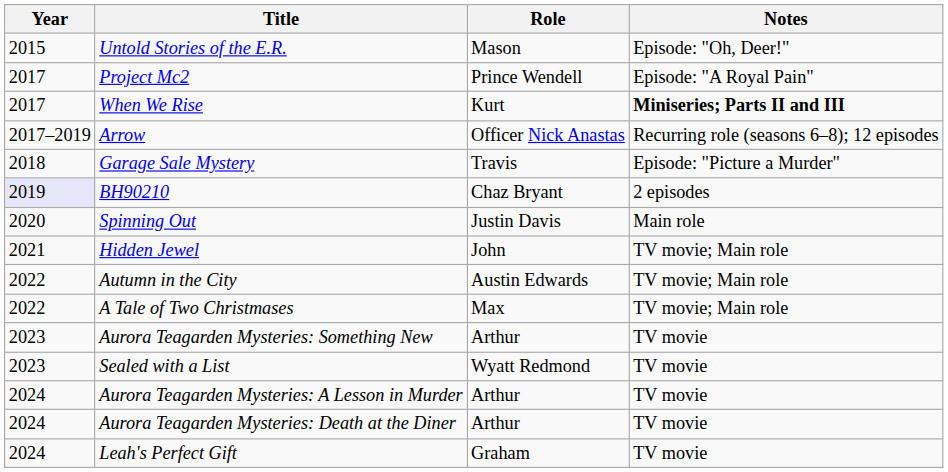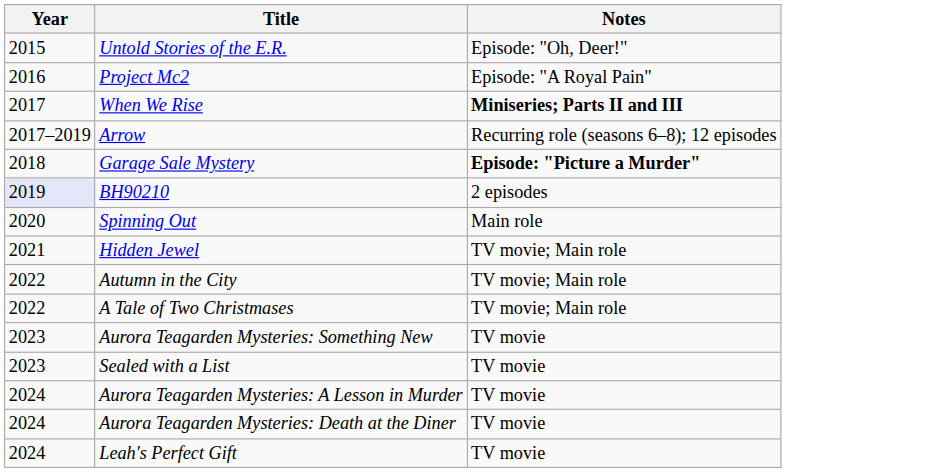- column: (548, 18)
(27, 76) 2017 -> (27, 76) 2016
(737, 163) normal -> (586, 163) bold
